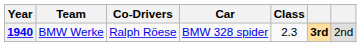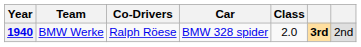(289, 32) 2.3 -> (289, 32) 2.0
